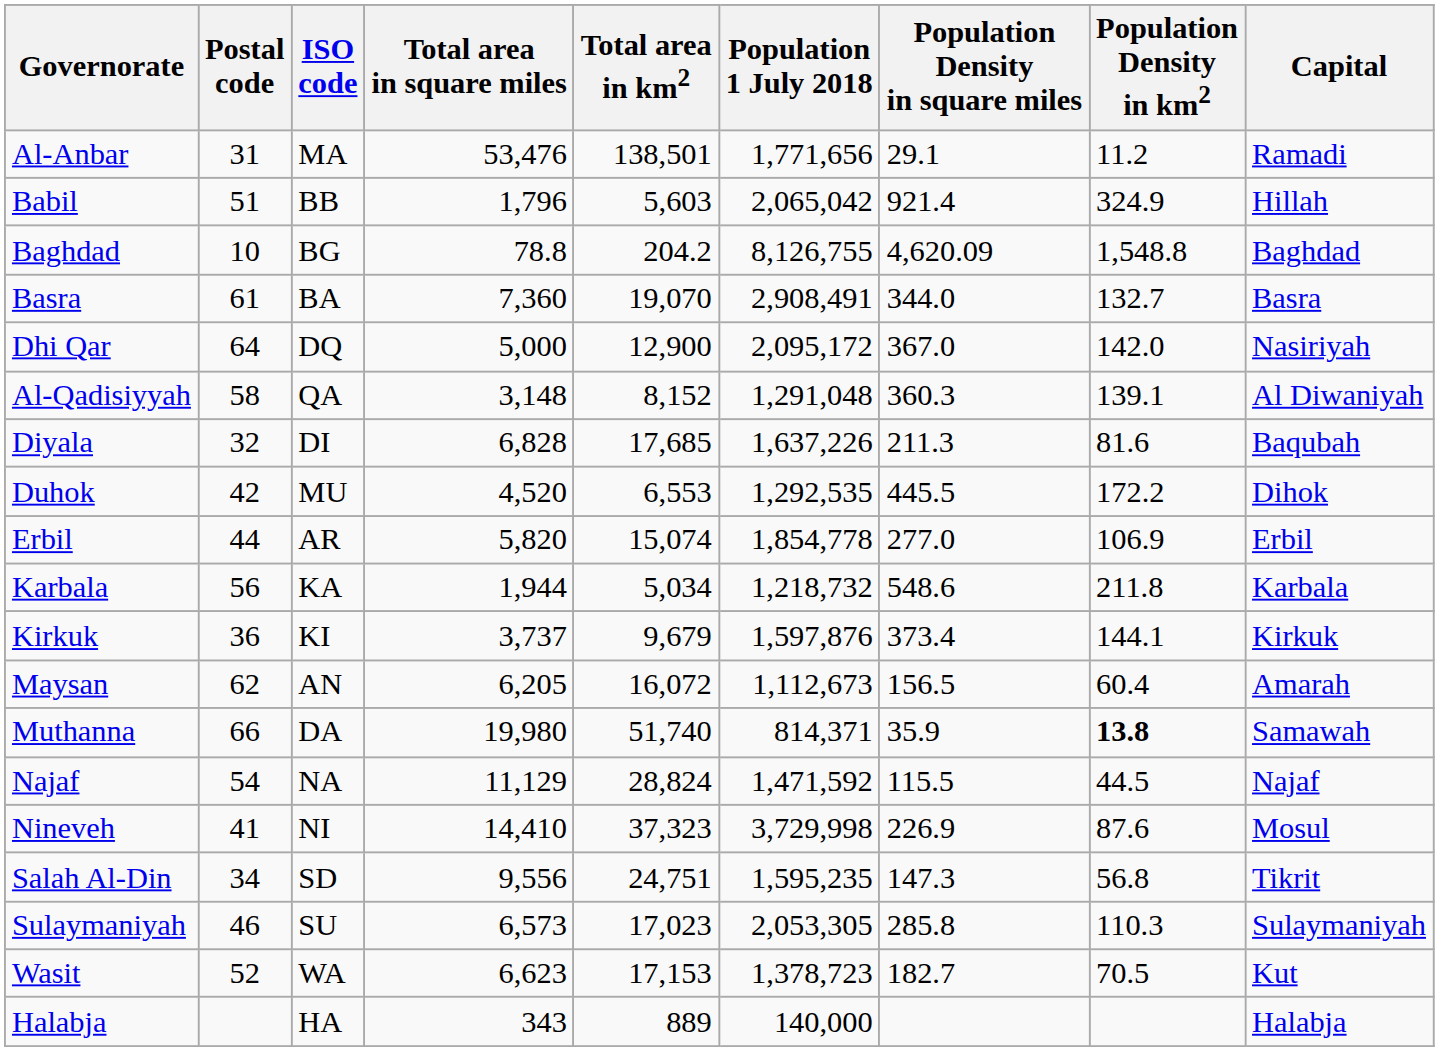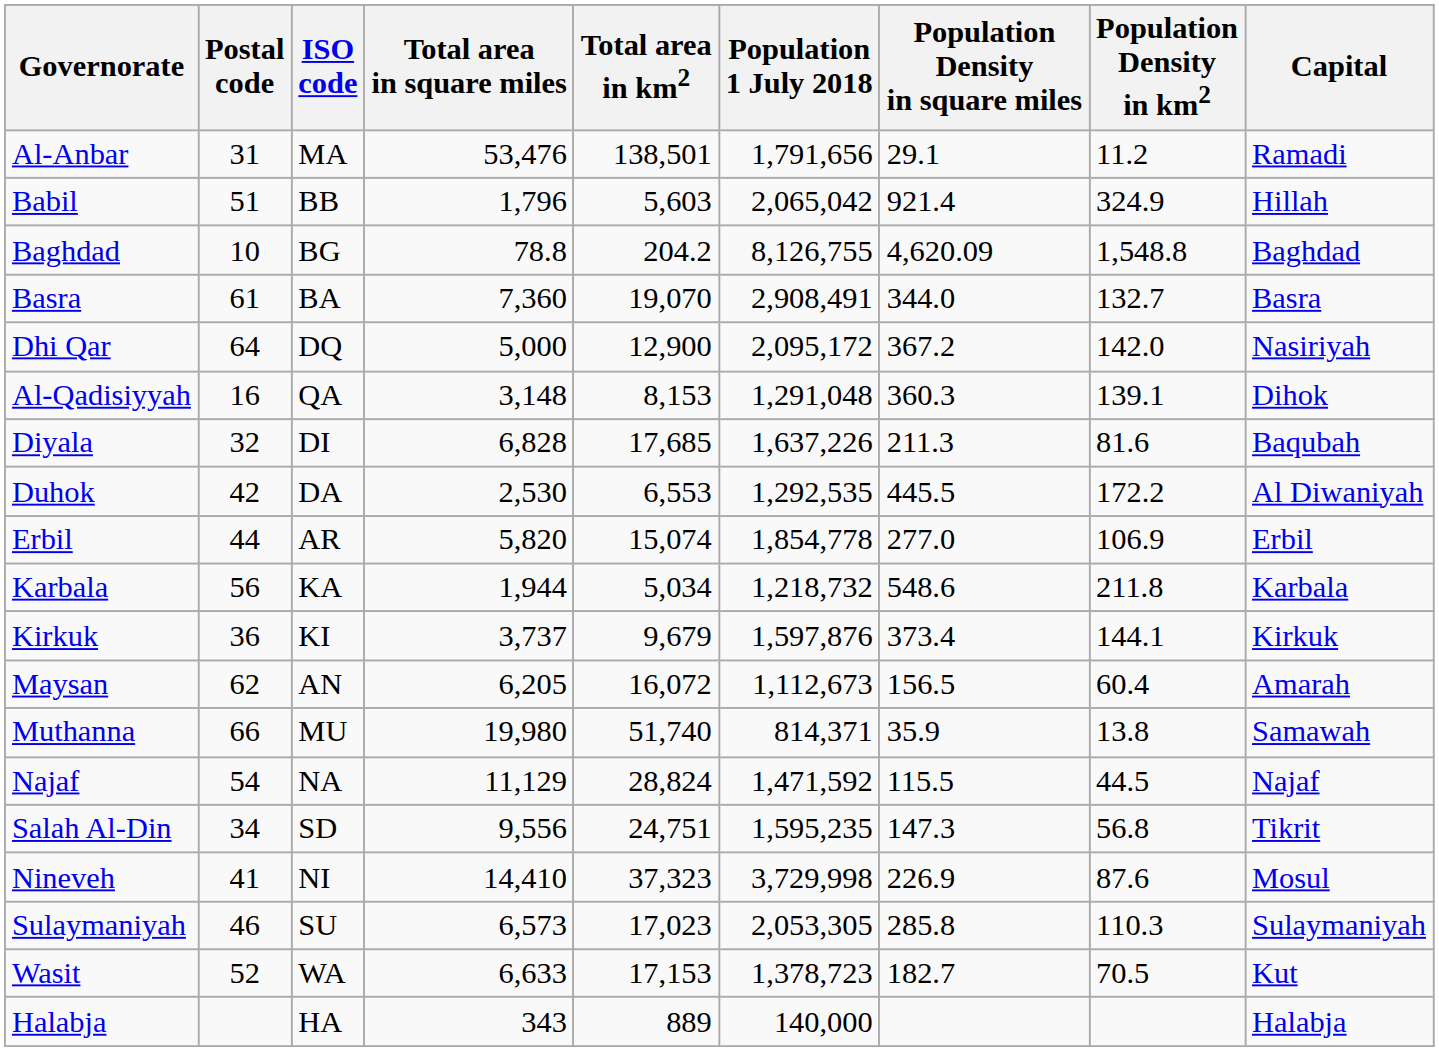(812, 153) 1,771,656 -> (812, 153) 1,791,656
(921, 346) 367.0 -> (921, 346) 367.2
(245, 394) 58 -> (245, 394) 16
(678, 394) 8,152 -> (678, 394) 8,153
(1338, 394) Al Diwaniyah -> (1290, 394) Dihok
(323, 490) MU -> (320, 490) DA
(533, 490) 4,520 -> (533, 490) 2,530
(1290, 490) Dihok -> (1338, 490) Al Diwaniyah
(320, 731) DA -> (323, 731) MU
(1123, 731) bold -> (1123, 731) normal
rows swapped: (63, 828) <-> (92, 876)
(533, 973) 6,623 -> (533, 973) 6,633
